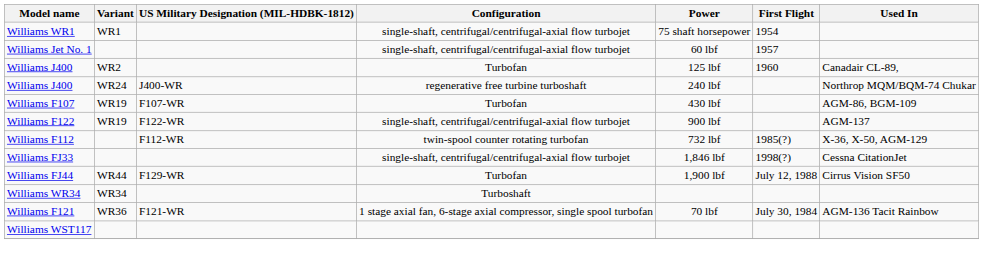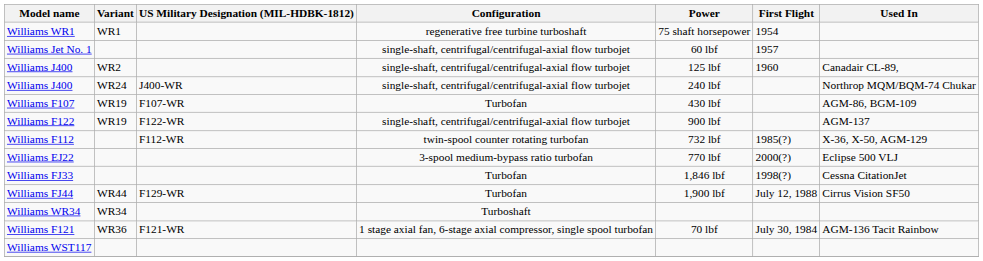(506, 31) single-shaft, centrifugal/centrifugal-axial flow turbojet -> (506, 31) regenerative free turbine turboshaft
(506, 67) Turbofan -> (506, 67) single-shaft, centrifugal/centrifugal-axial flow turbojet
(506, 85) regenerative free turbine turboshaft -> (506, 85) single-shaft, centrifugal/centrifugal-axial flow turbojet
+ row: (40, 157)
(506, 157) single-shaft, centrifugal/centrifugal-axial flow turbojet -> (506, 175) Turbofan
